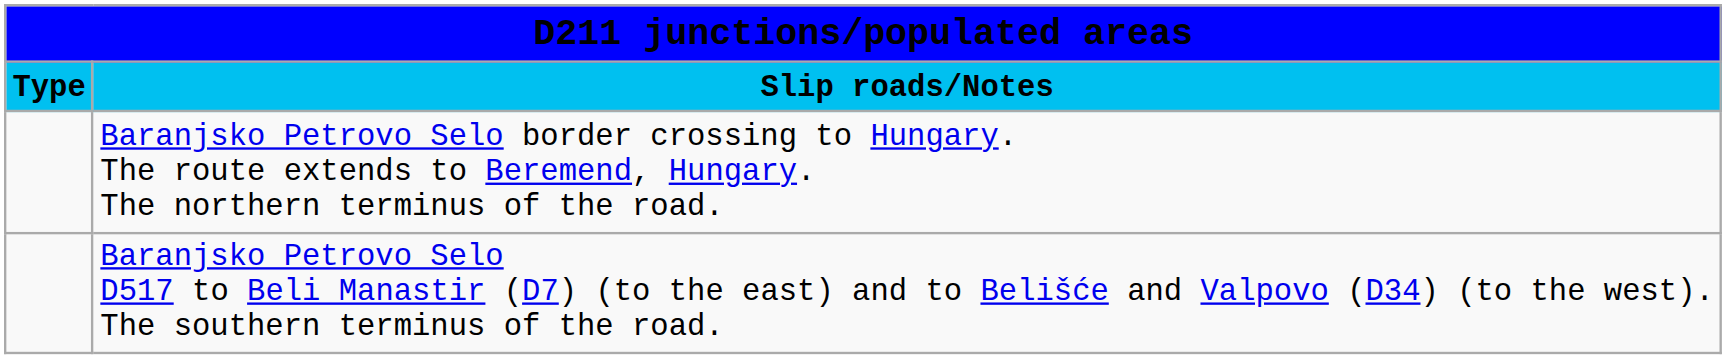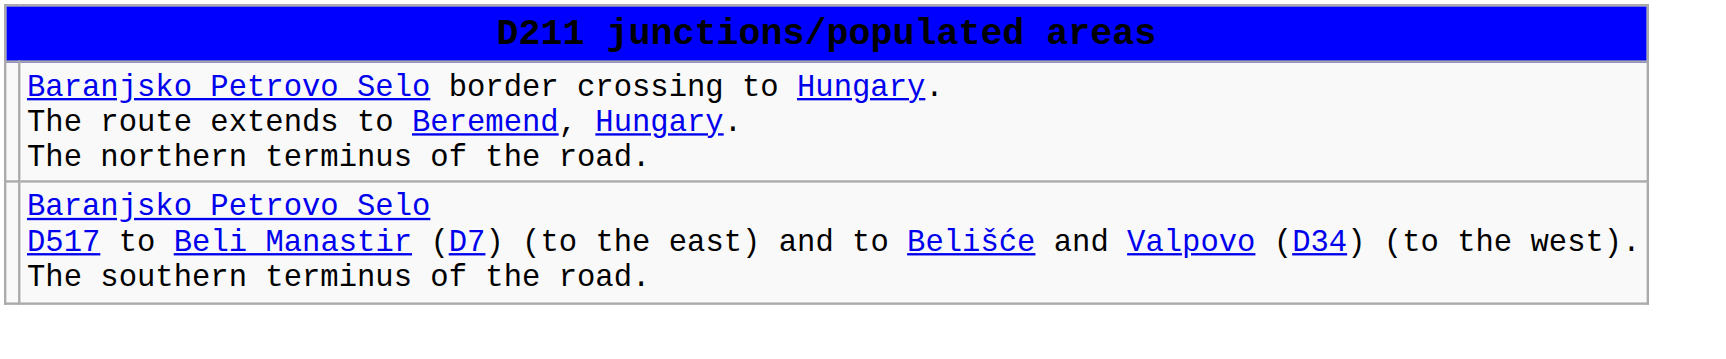- row: (907, 87)
